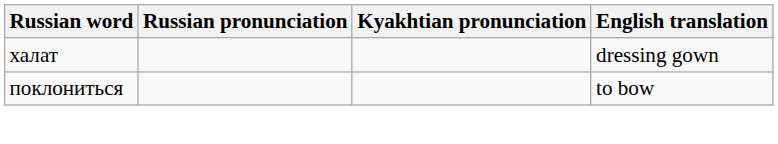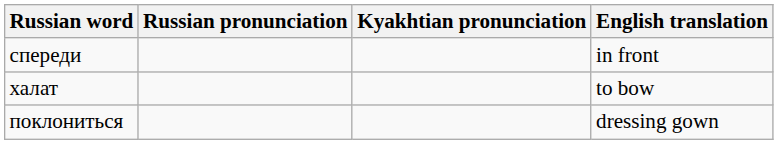+ row: (45, 54)
(657, 54) dressing gown -> (625, 88) to bow
(625, 88) to bow -> (657, 121) dressing gown
